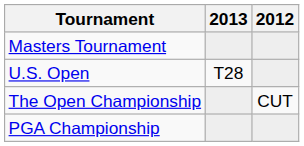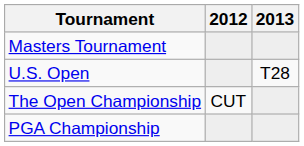columns swapped: (275, 18) <-> (228, 18)
